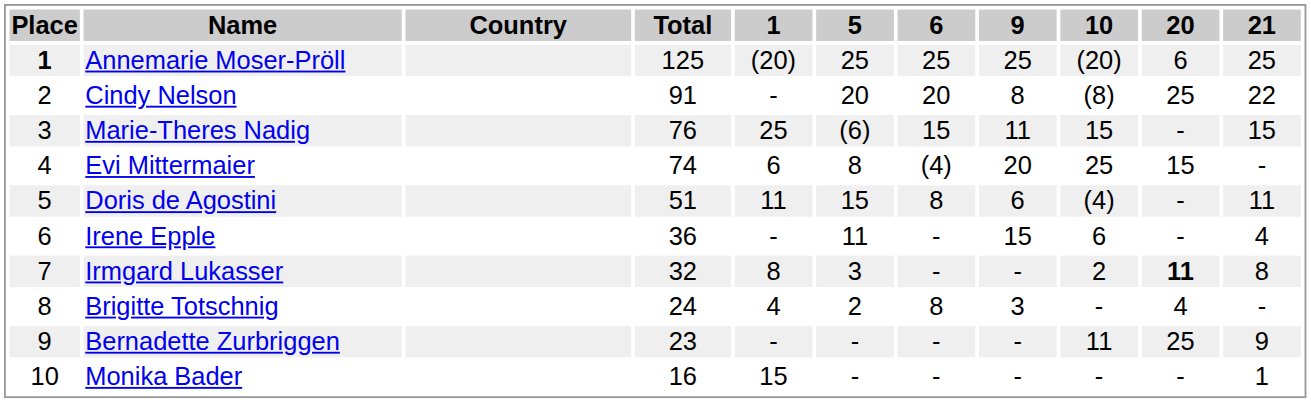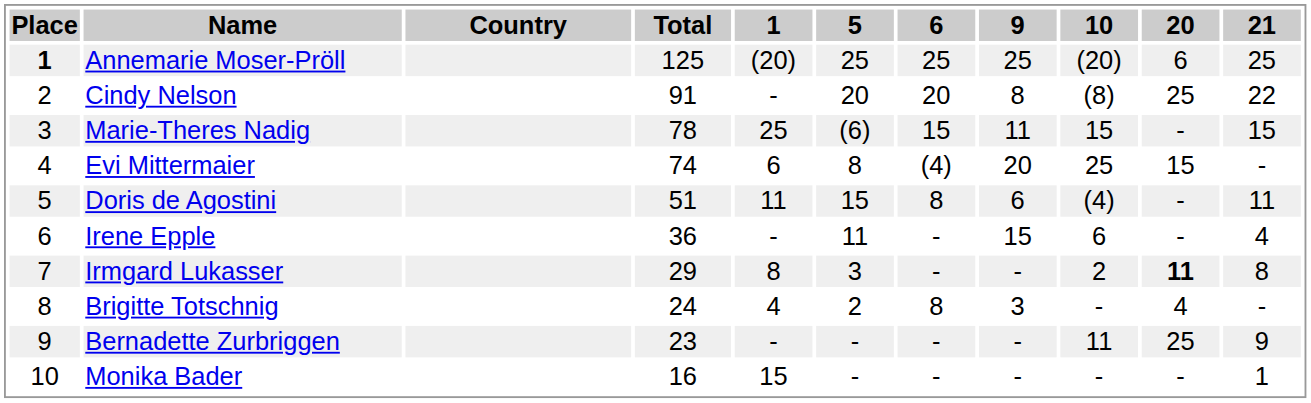(683, 131) 76 -> (683, 131) 78
(683, 271) 32 -> (683, 271) 29
